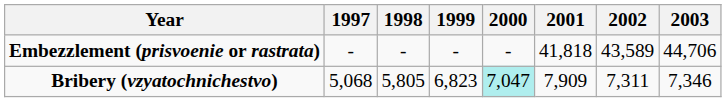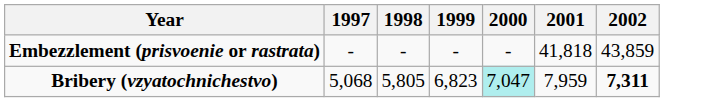- column: (690, 19)
(628, 50) 43,589 -> (628, 50) 43,859
(566, 81) 7,909 -> (566, 81) 7,959
(628, 81) normal -> (628, 81) bold
